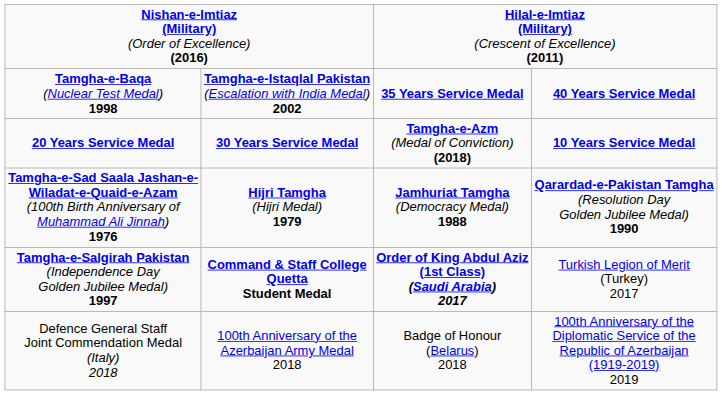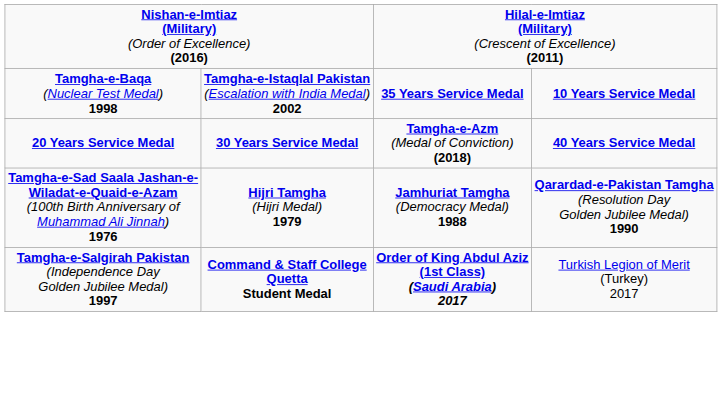(624, 93) 40 Years Service Medal -> (624, 93) 10 Years Service Medal
(624, 143) 10 Years Service Medal -> (624, 143) 40 Years Service Medal
- row: (103, 350)
